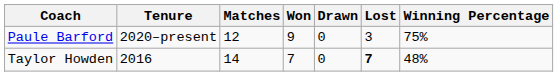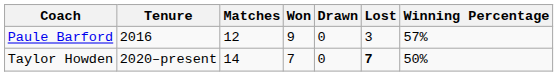(168, 38) 2020–present -> (136, 38) 2016
(416, 38) 75% -> (416, 38) 57%
(136, 60) 2016 -> (168, 60) 2020–present
(416, 60) 48% -> (416, 60) 50%
